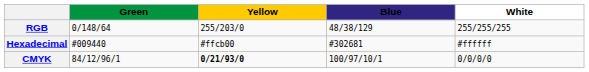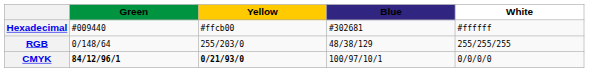rows swapped: (37, 28) <-> (37, 43)
(96, 60) normal -> (96, 59) bold
